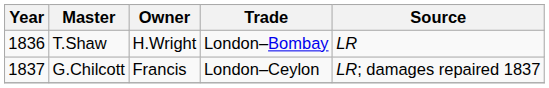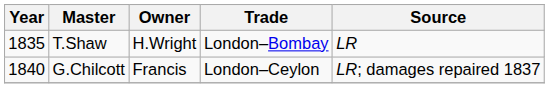(27, 43) 1836 -> (27, 43) 1835
(27, 69) 1837 -> (27, 69) 1840
